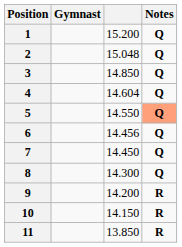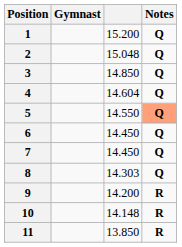(123, 133) 14.456 -> (123, 133) 14.450
(123, 172) 14.300 -> (123, 172) 14.303
(123, 212) 14.150 -> (123, 212) 14.148
